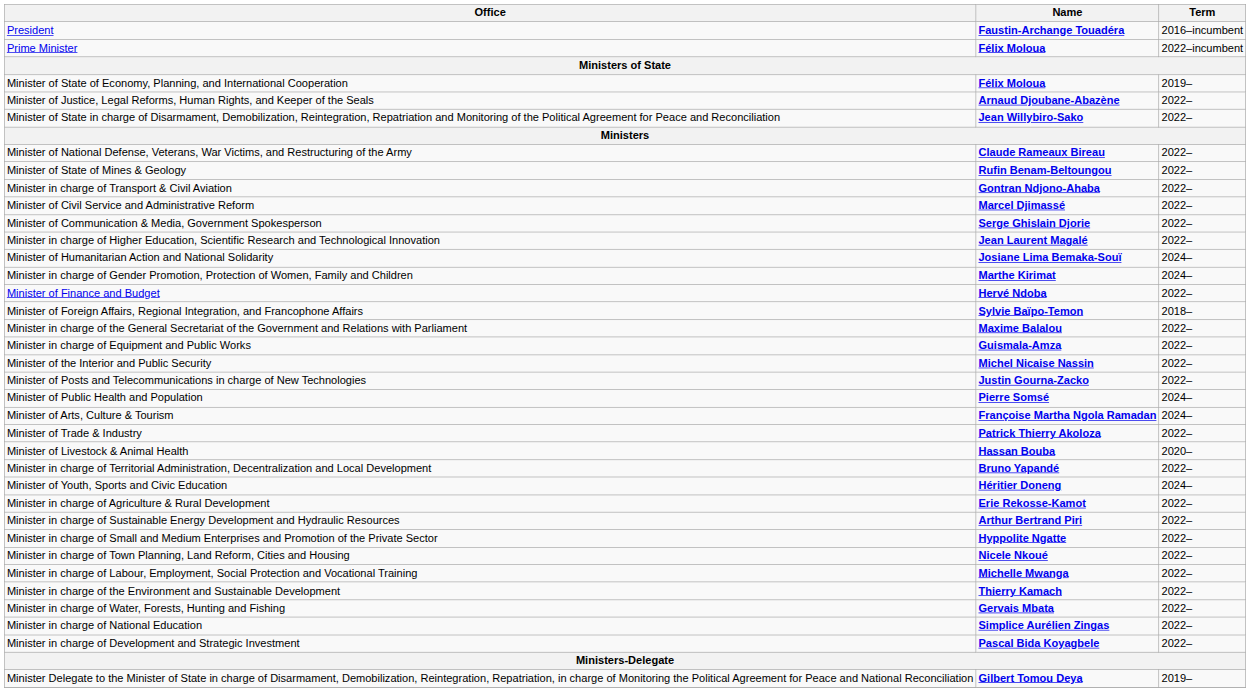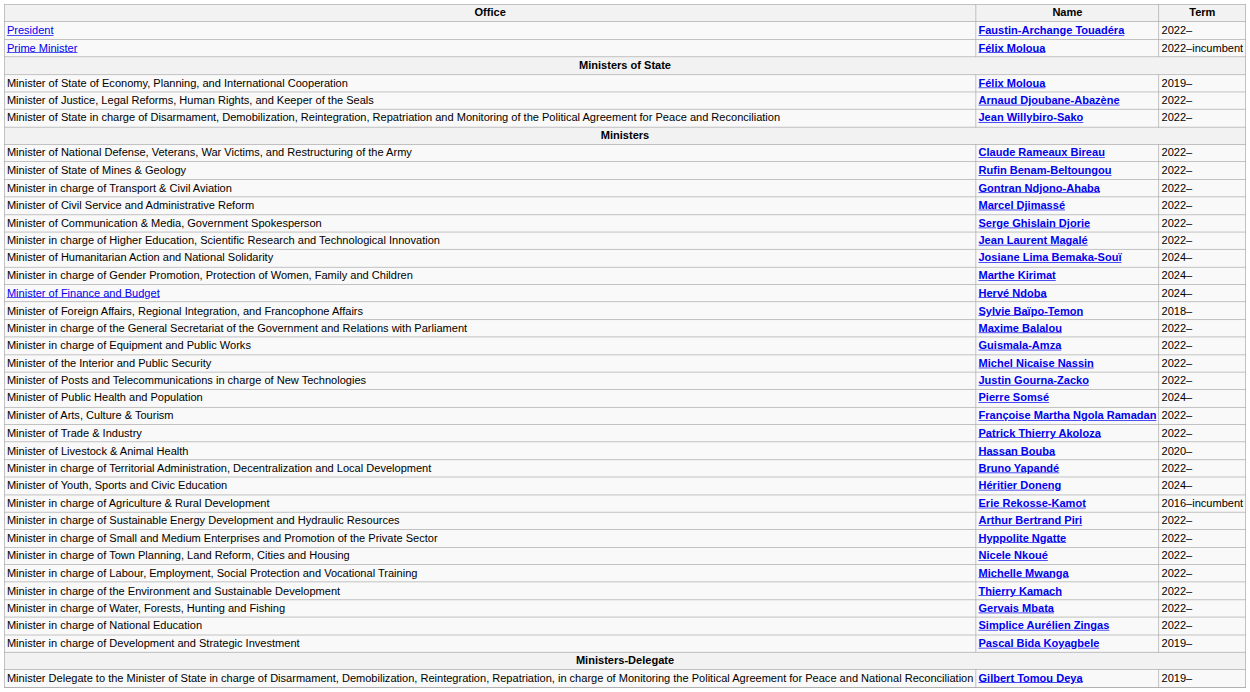(1202, 30) 2016–incumbent -> (1177, 30) 2022–
(1177, 293) 2022– -> (1177, 293) 2024–
(1177, 415) 2024– -> (1177, 415) 2022–
(1177, 503) 2022– -> (1202, 503) 2016–incumbent
(1177, 643) 2022– -> (1177, 643) 2019–
